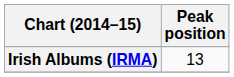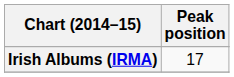(195, 59) 13 -> (195, 59) 17
